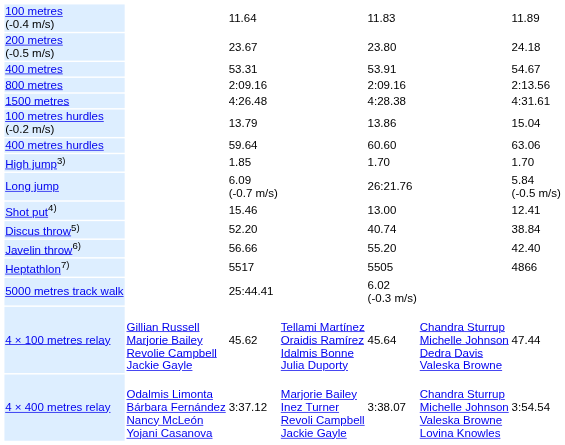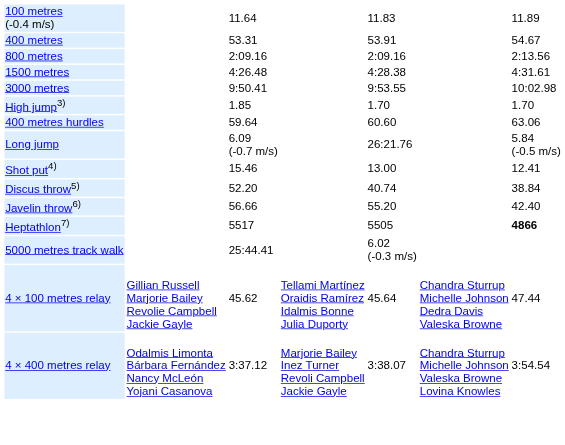- row: (34, 47)
+ row: (37, 88)
- row: (54, 123)
rows swapped: (54, 145) <-> (35, 163)
(524, 267) normal -> (524, 225) bold
